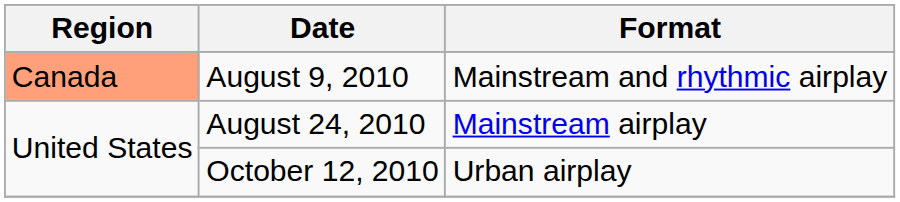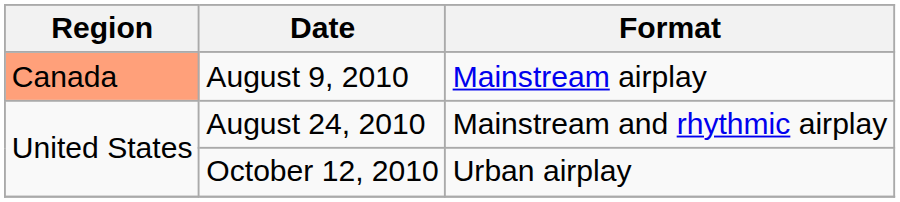(670, 76) Mainstream and rhythmic airplay -> (580, 76) Mainstream airplay
(580, 123) Mainstream airplay -> (670, 123) Mainstream and rhythmic airplay
